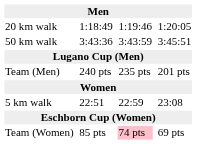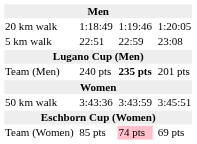rows swapped: (31, 41) <-> (28, 102)
(134, 72) normal -> (135, 72) bold
